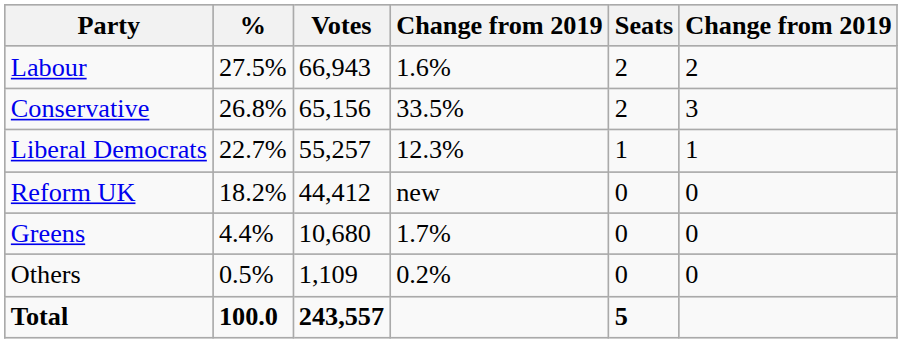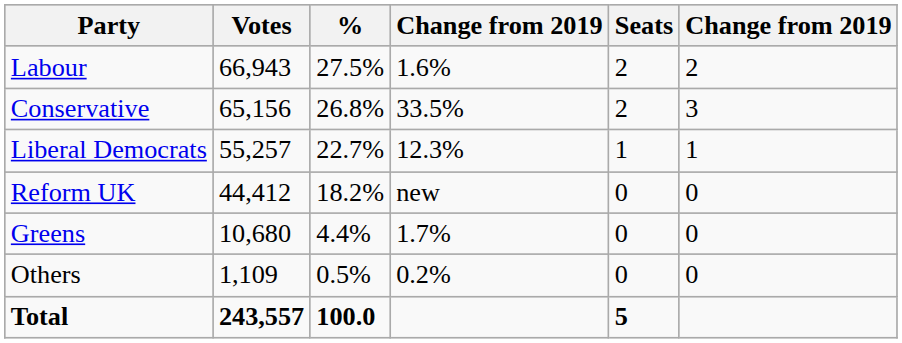columns swapped: (341, 25) <-> (253, 25)
